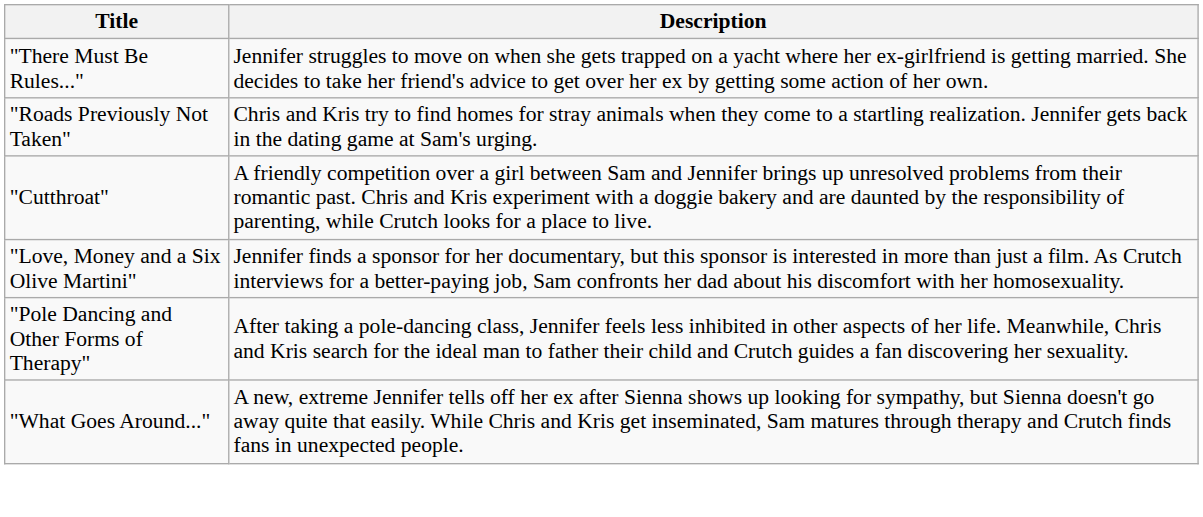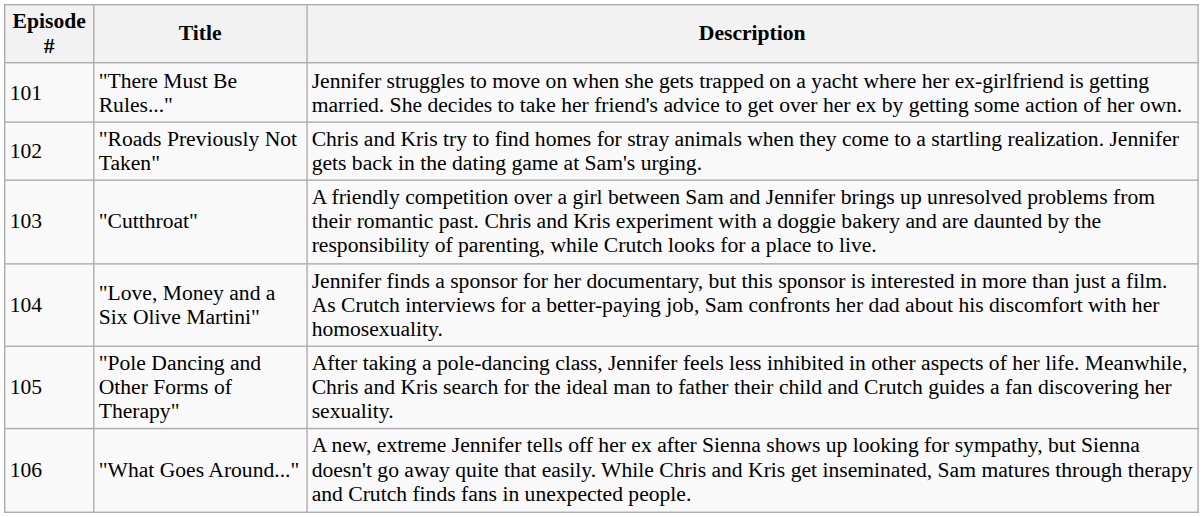+ column: (49, 33)
